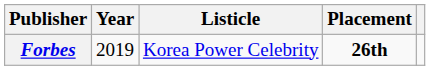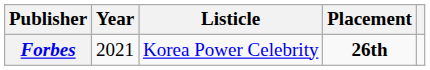(115, 49) 2019 -> (115, 49) 2021
